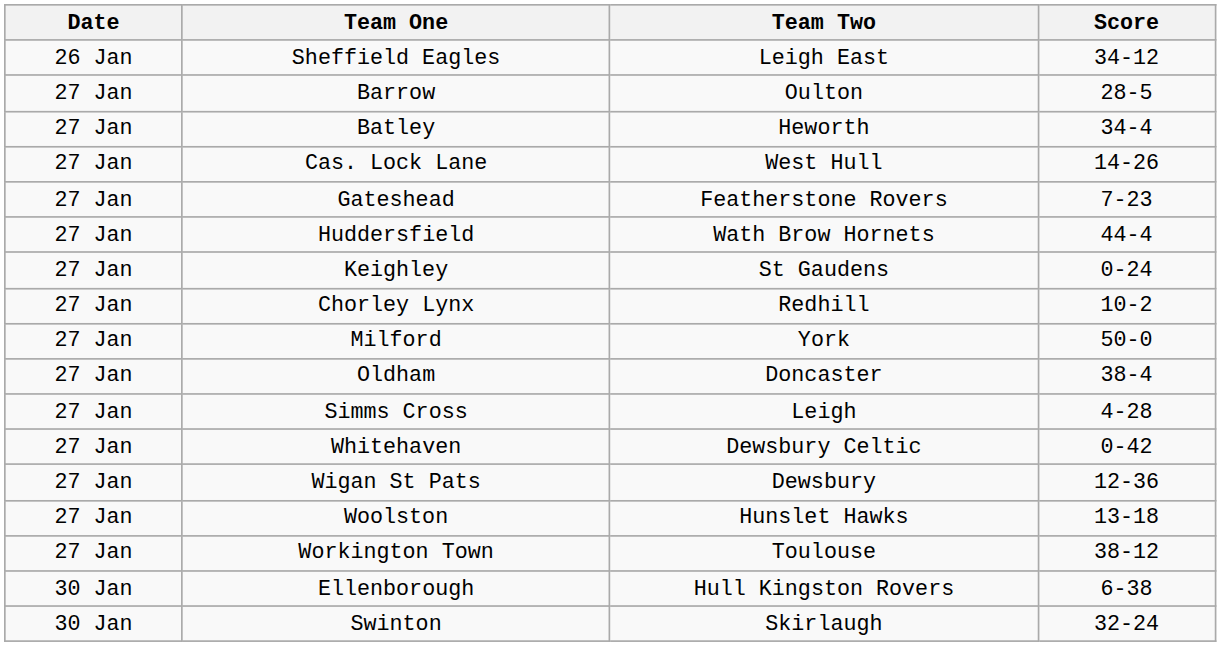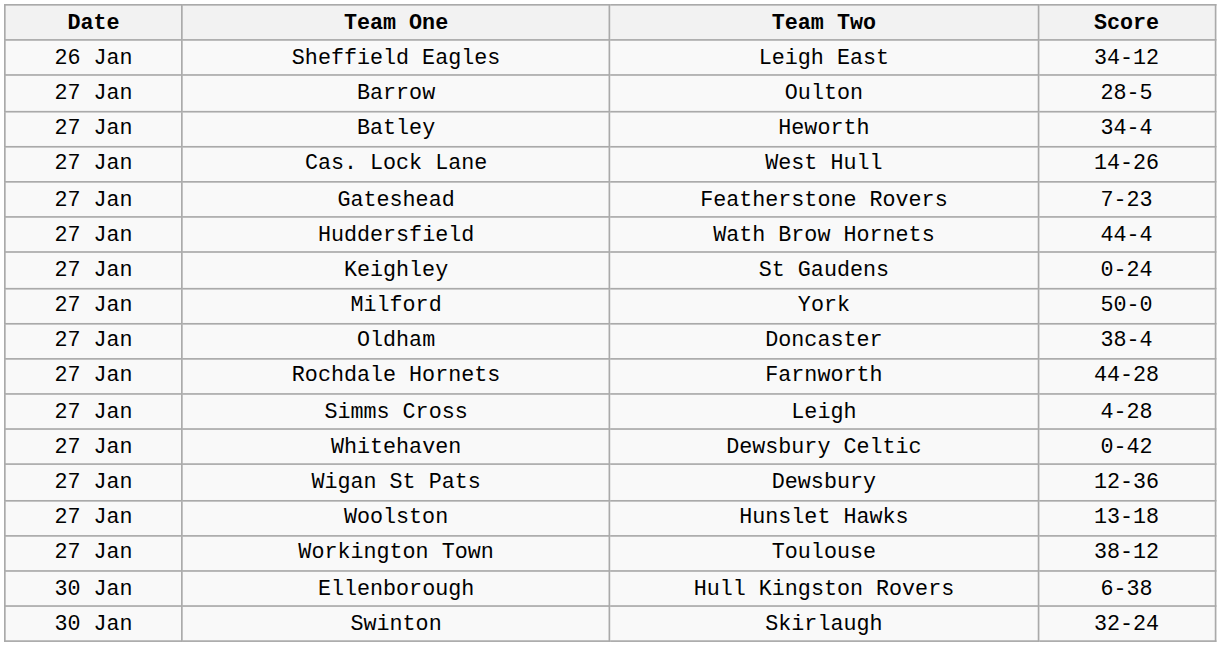- row: (396, 306)
+ row: (396, 376)
